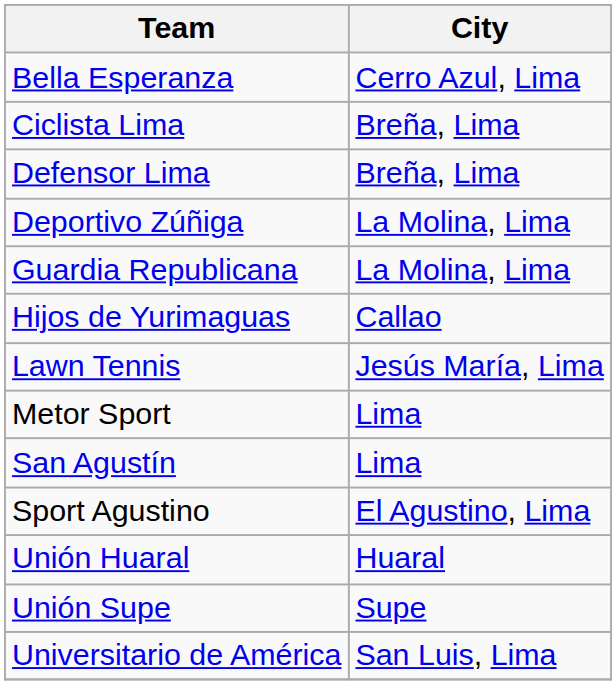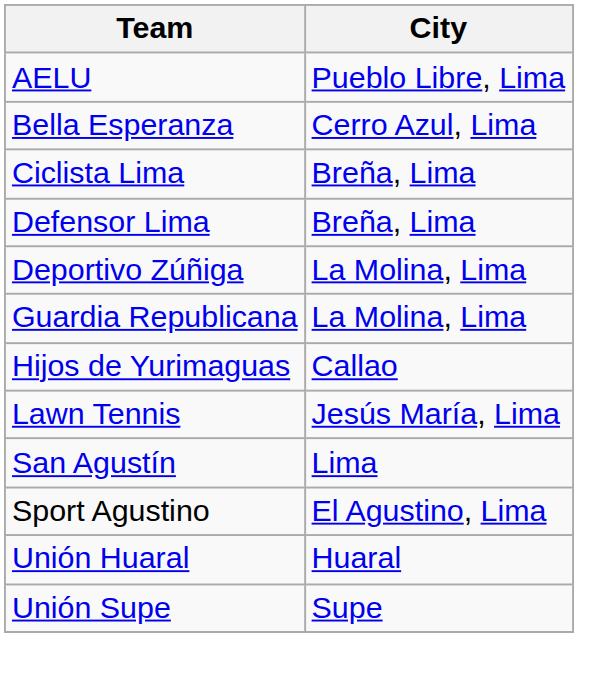+ row: (52, 76)
- row: (91, 414)
- row: (177, 655)
